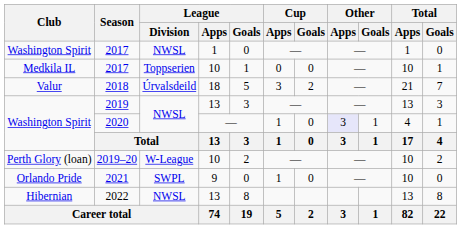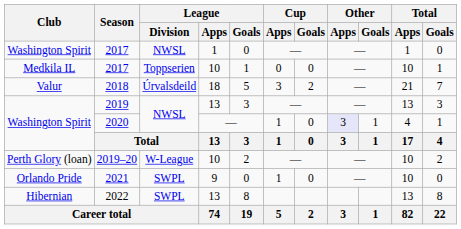(169, 196) NWSL -> (169, 196) SWPL
